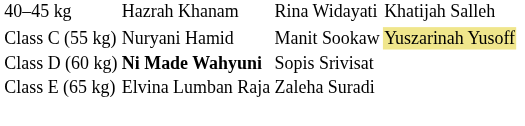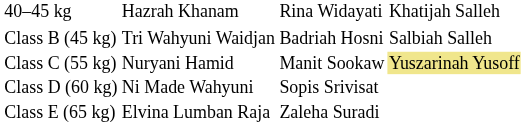+ row: (60, 38)
(192, 62) bold -> (188, 87) normal
